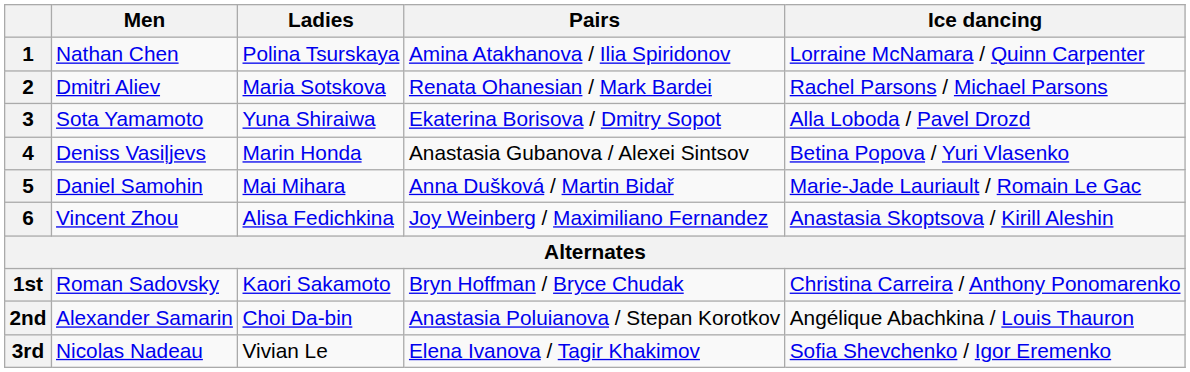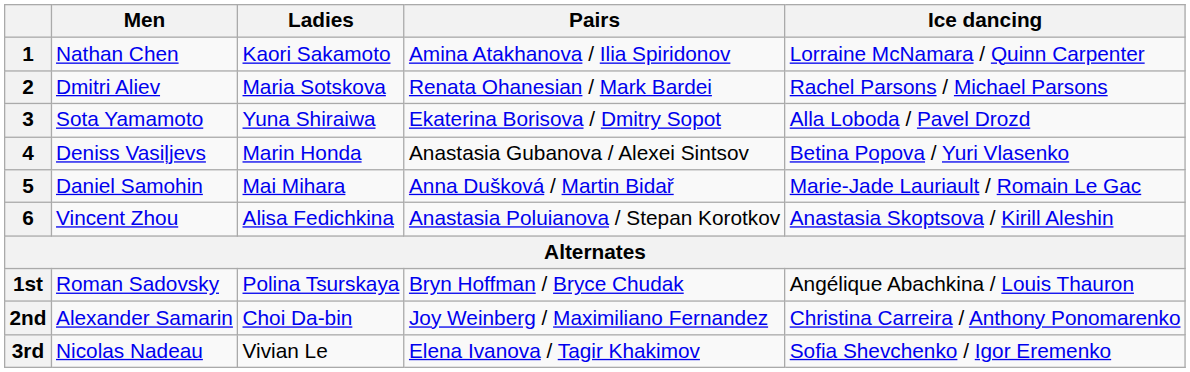(321, 53) Polina Tsurskaya -> (317, 53) Kaori Sakamoto
(589, 218) Joy Weinberg / Maximiliano Fernandez -> (595, 218) Anastasia Poluianova / Stepan Korotkov
(317, 284) Kaori Sakamoto -> (321, 284) Polina Tsurskaya
(985, 284) Christina Carreira / Anthony Ponomarenko -> (962, 284) Angélique Abachkina / Louis Thauron
(595, 317) Anastasia Poluianova / Stepan Korotkov -> (589, 317) Joy Weinberg / Maximiliano Fernandez
(962, 317) Angélique Abachkina / Louis Thauron -> (985, 317) Christina Carreira / Anthony Ponomarenko
